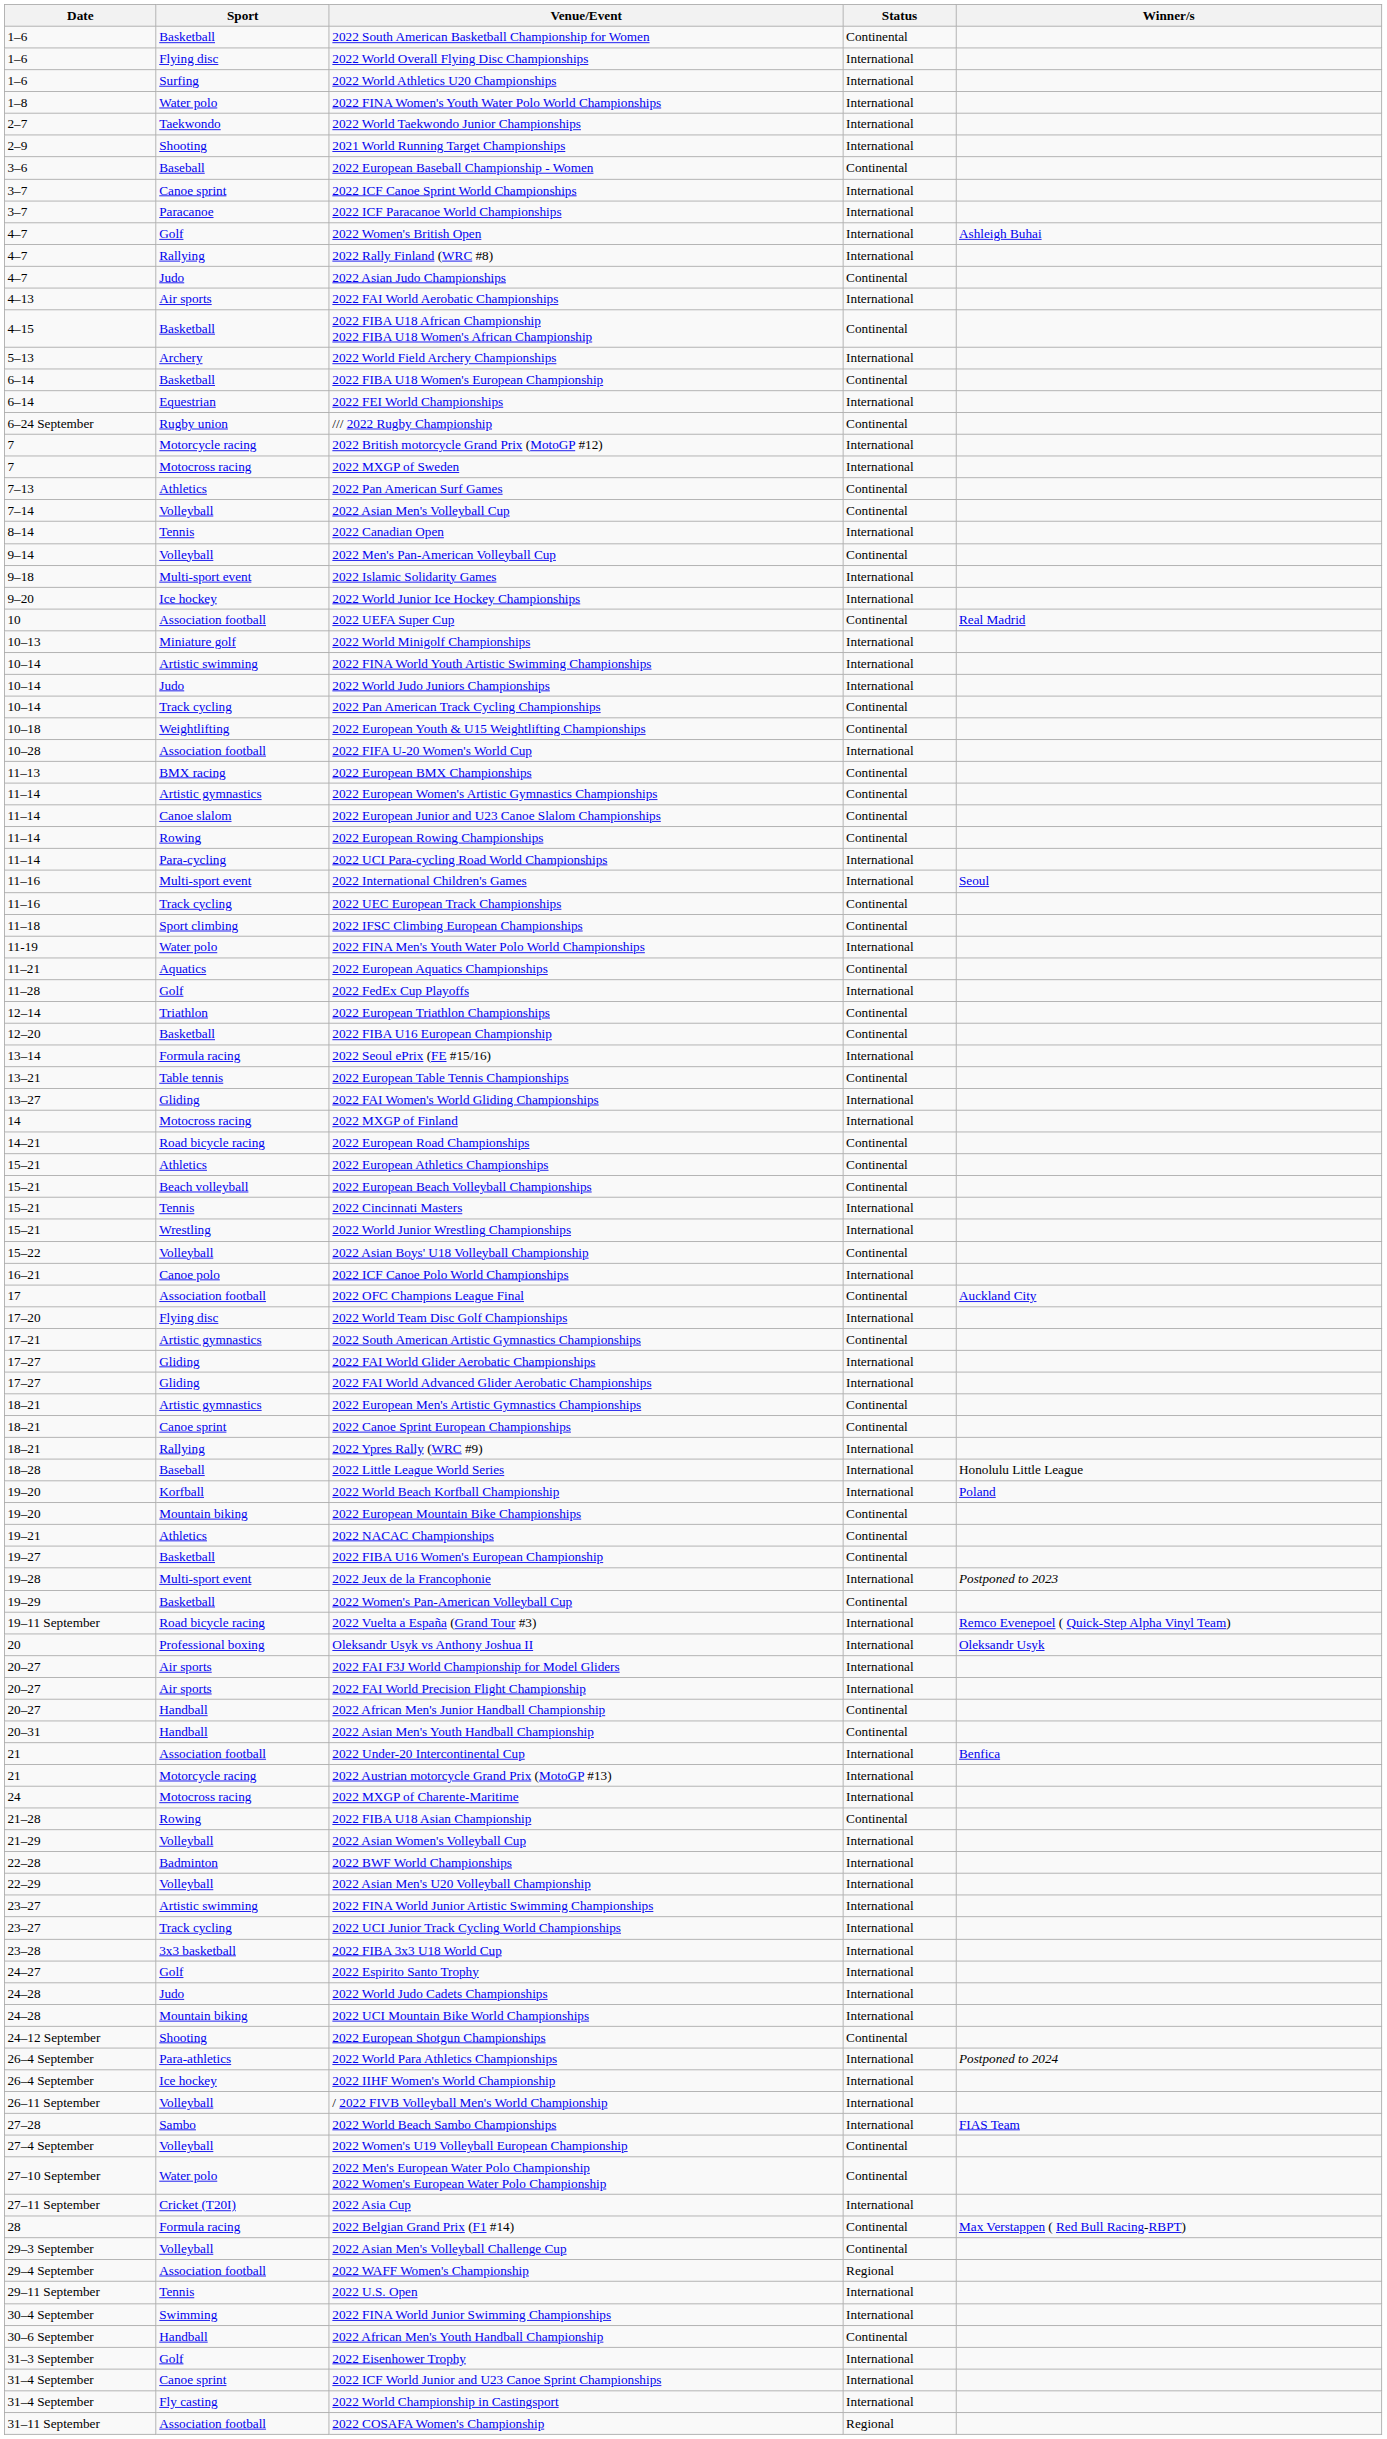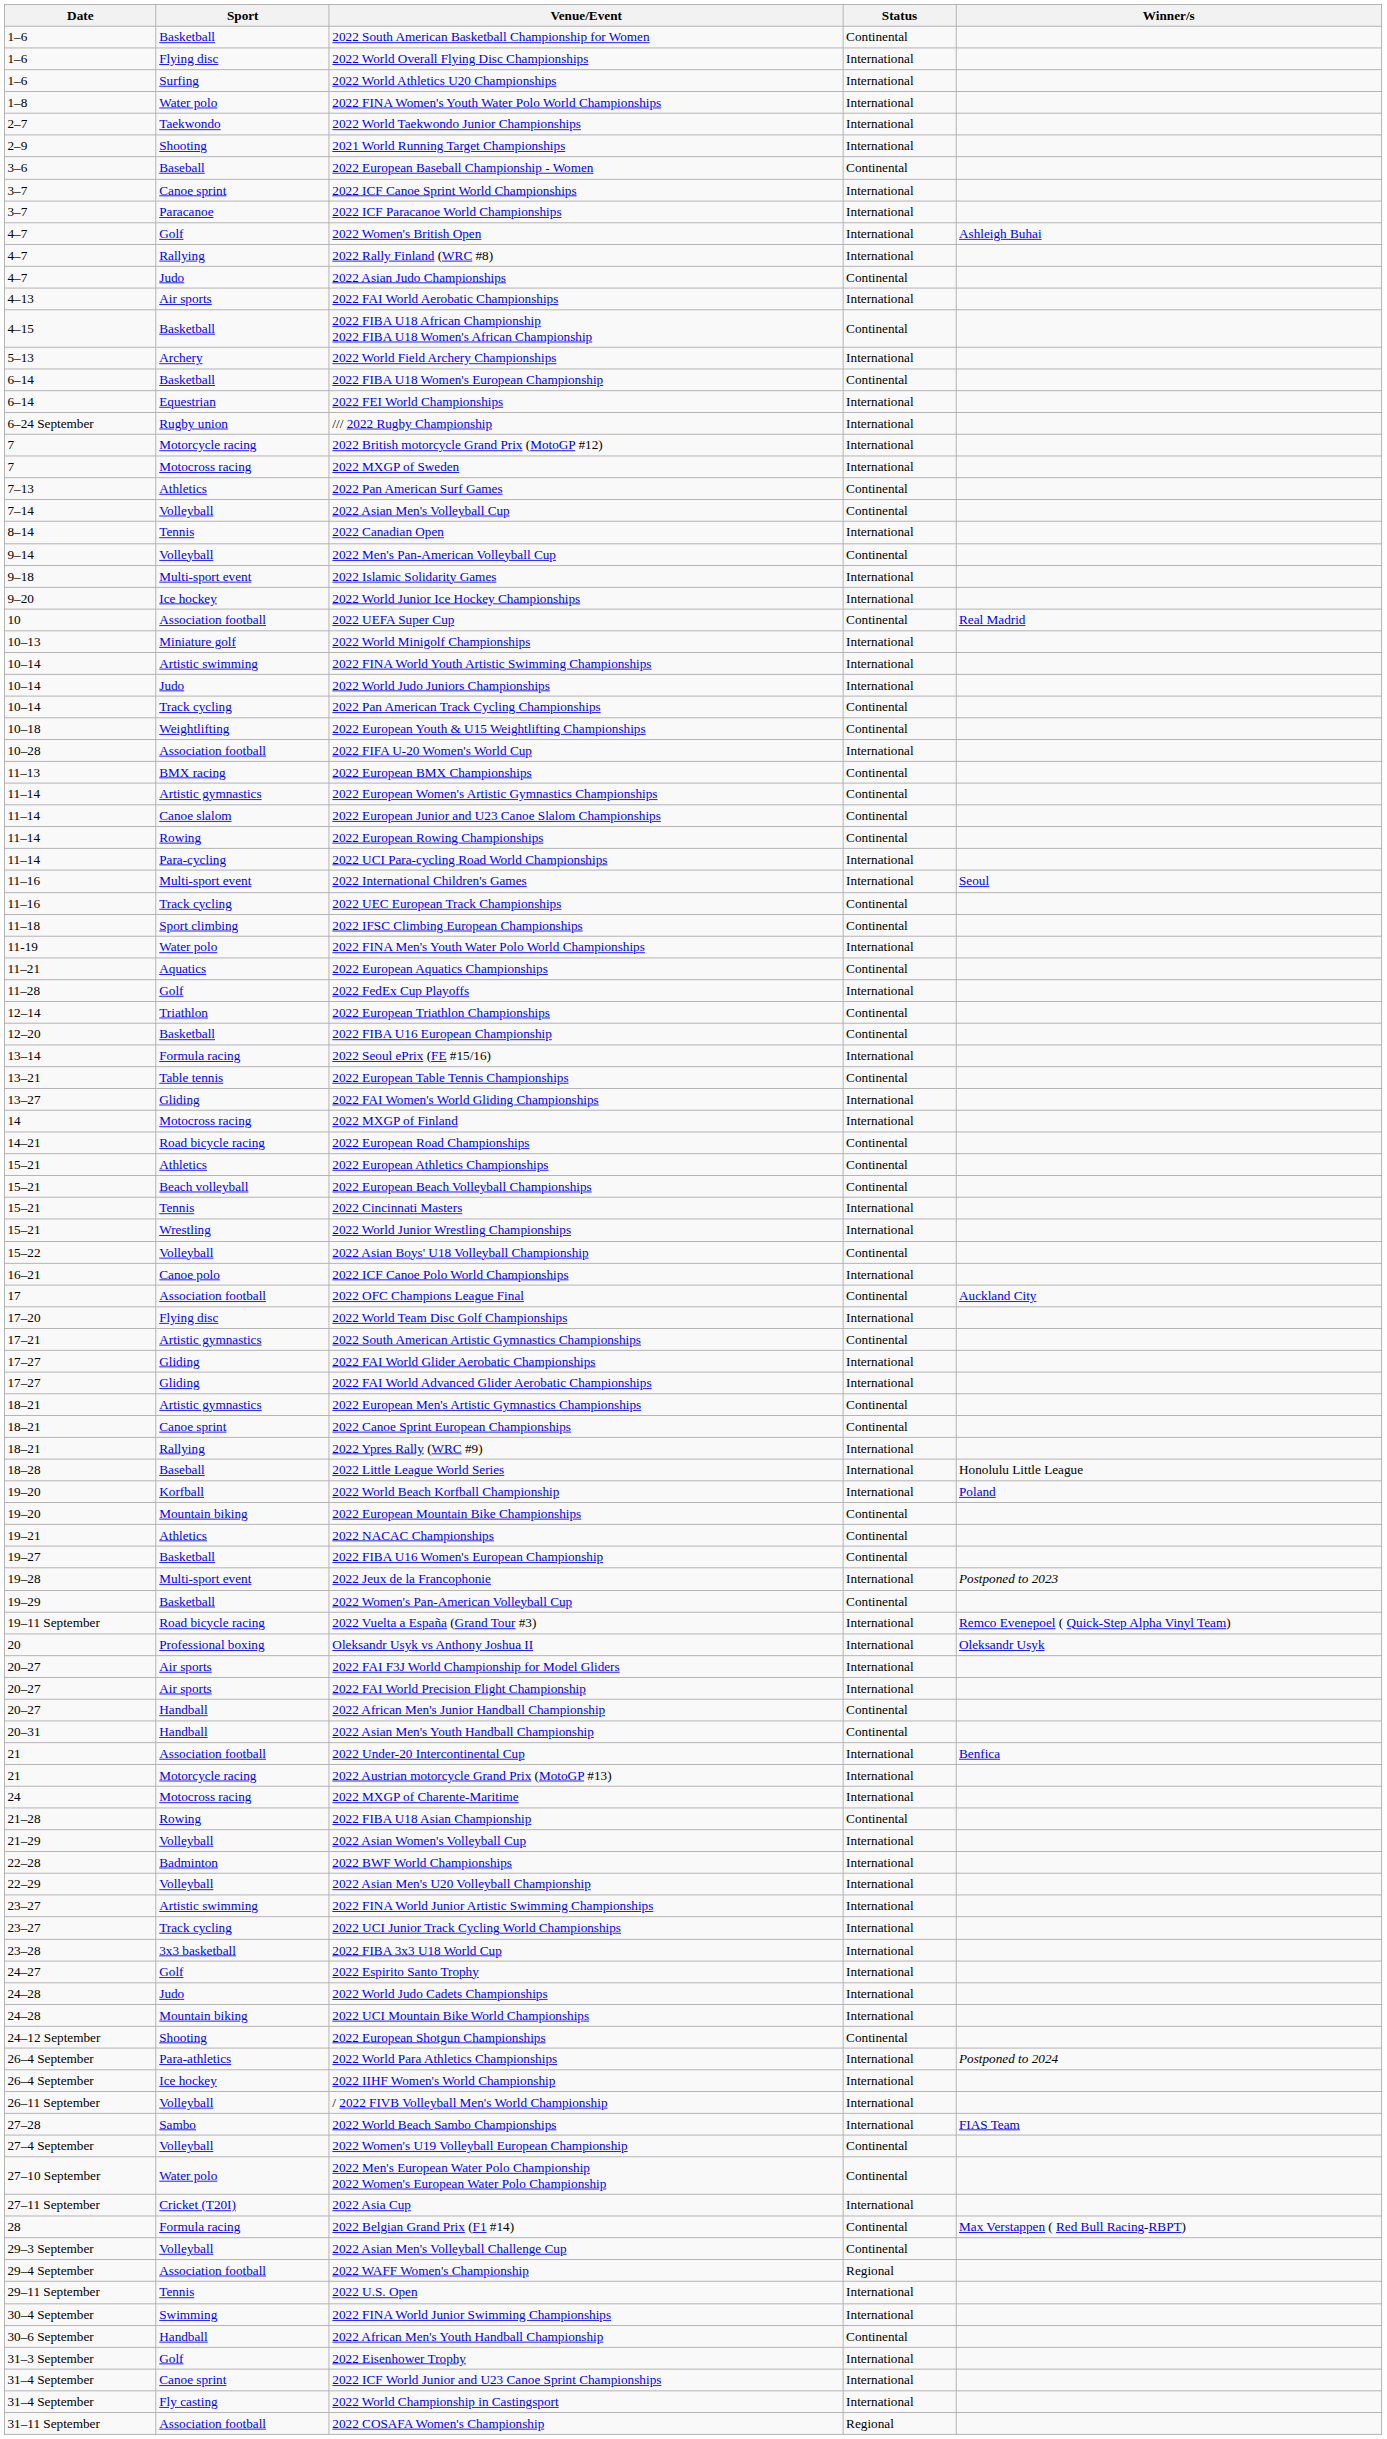(877, 423) Continental -> (880, 423) International
